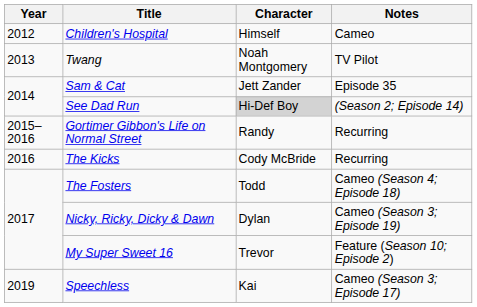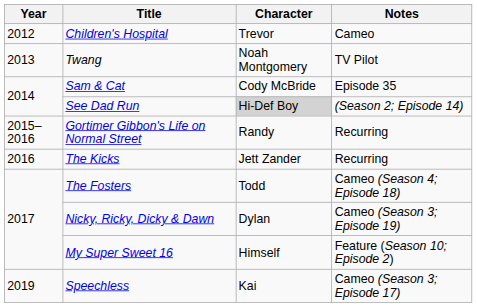(259, 33) Himself -> (256, 33) Trevor
(270, 86) Jett Zander -> (277, 86) Cody McBride
(277, 159) Cody McBride -> (270, 159) Jett Zander
(256, 252) Trevor -> (259, 252) Himself
